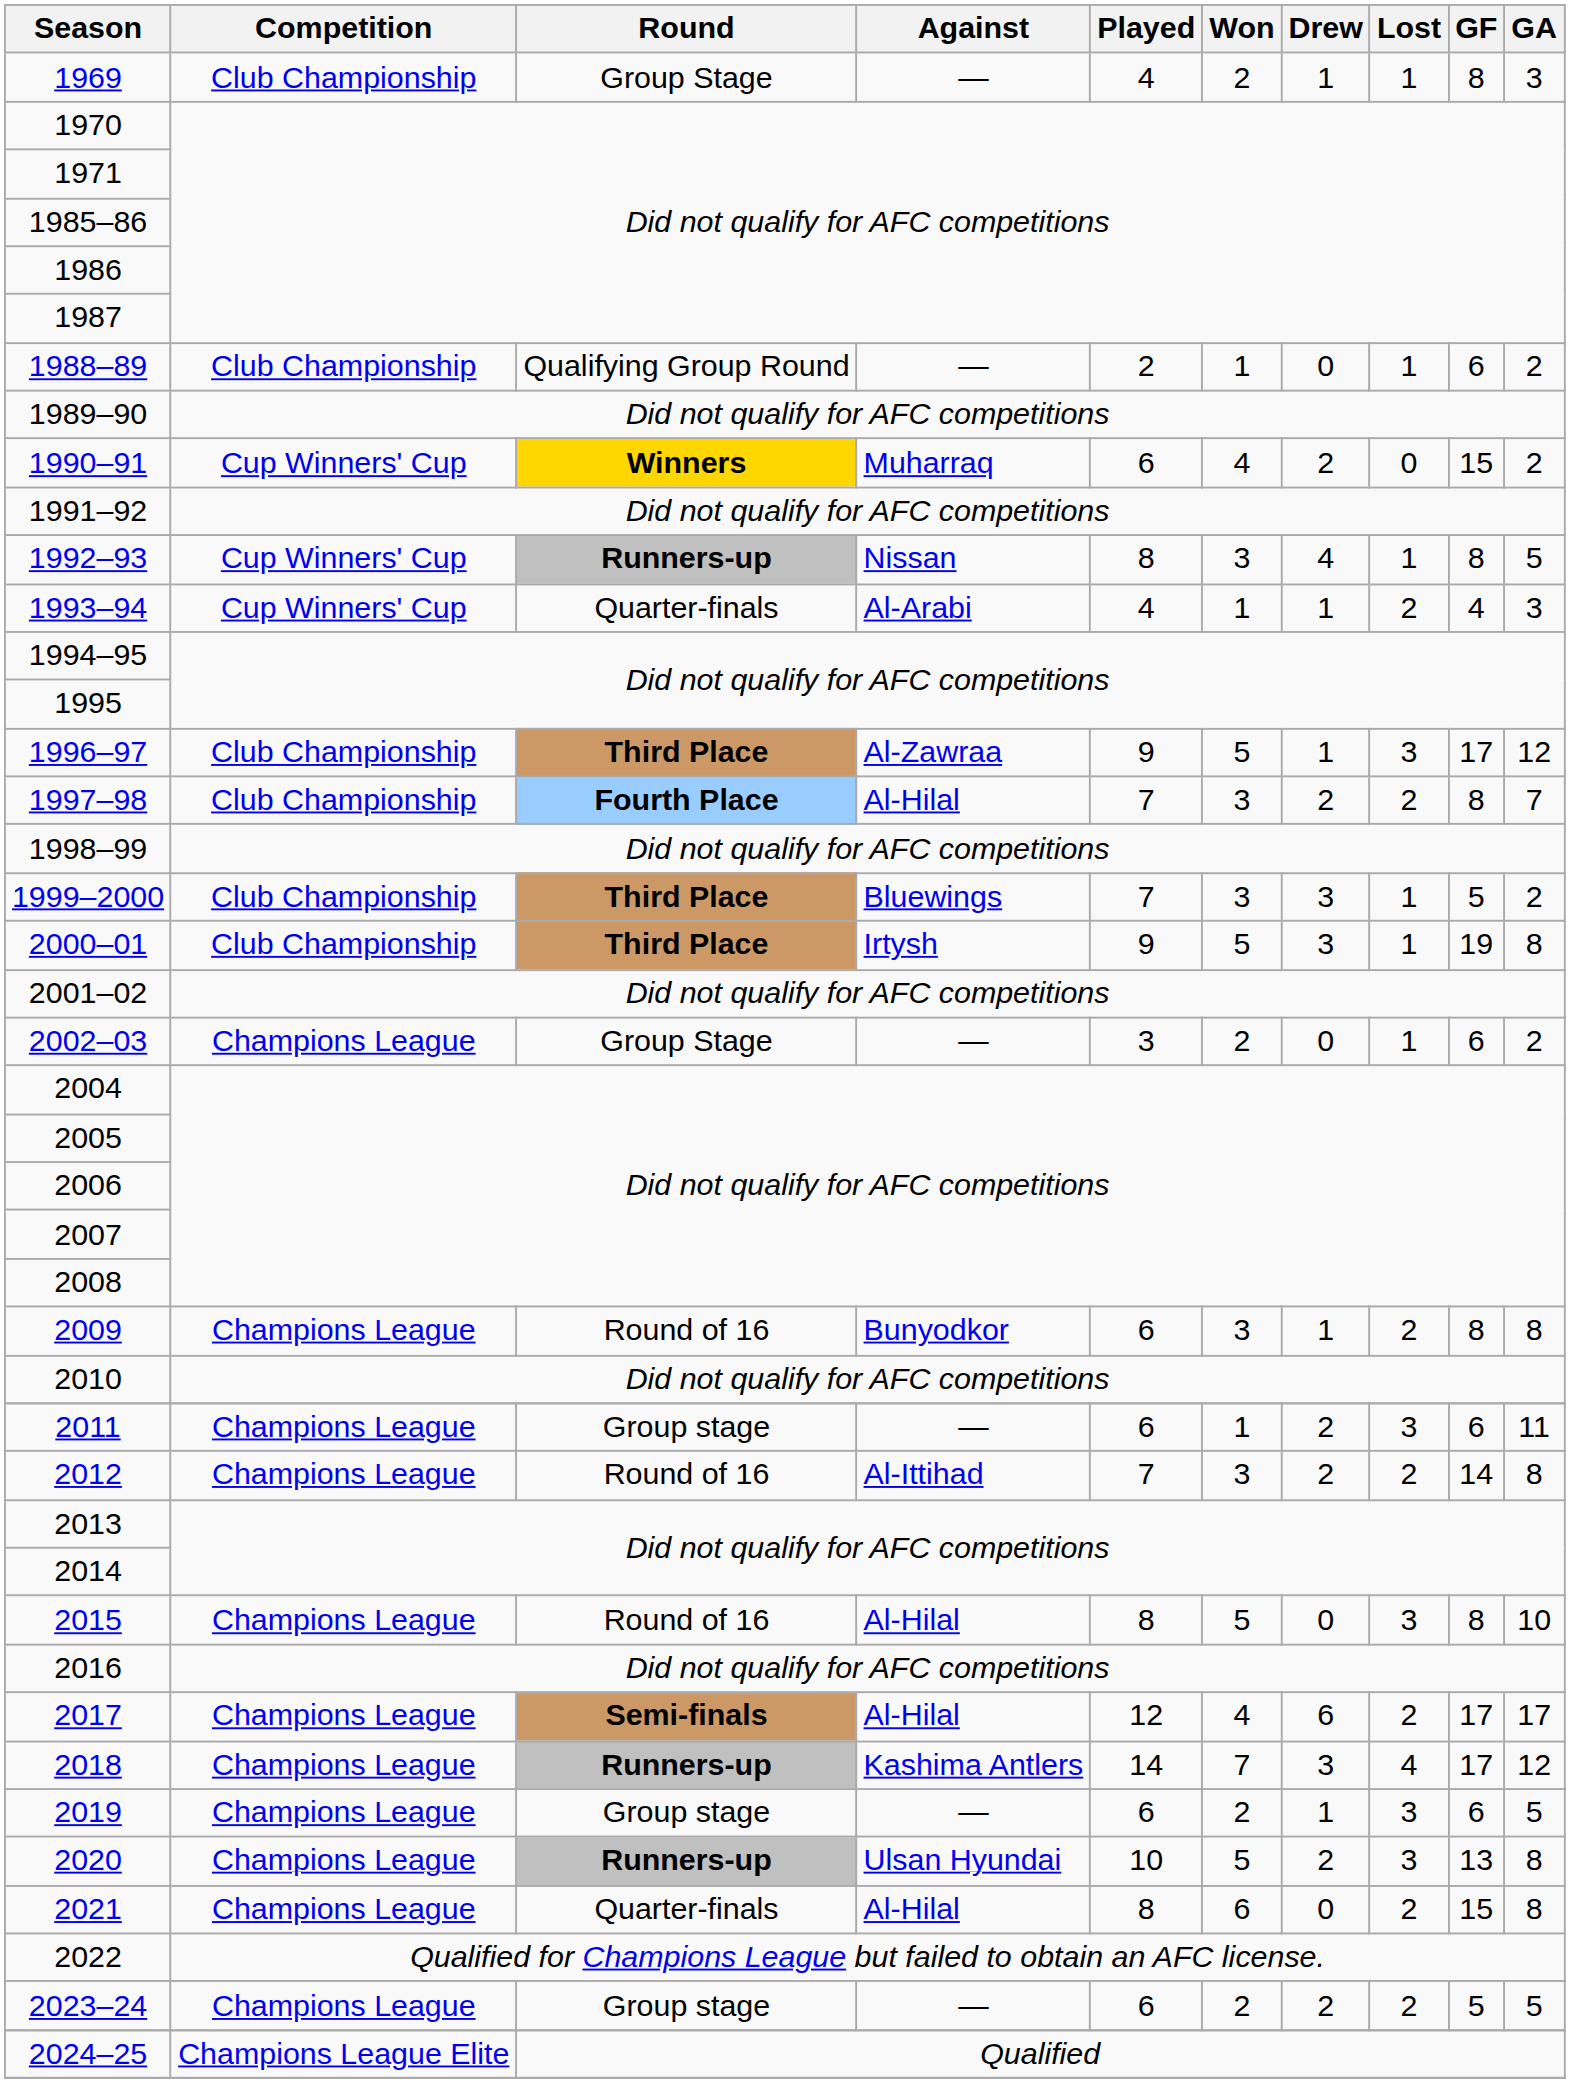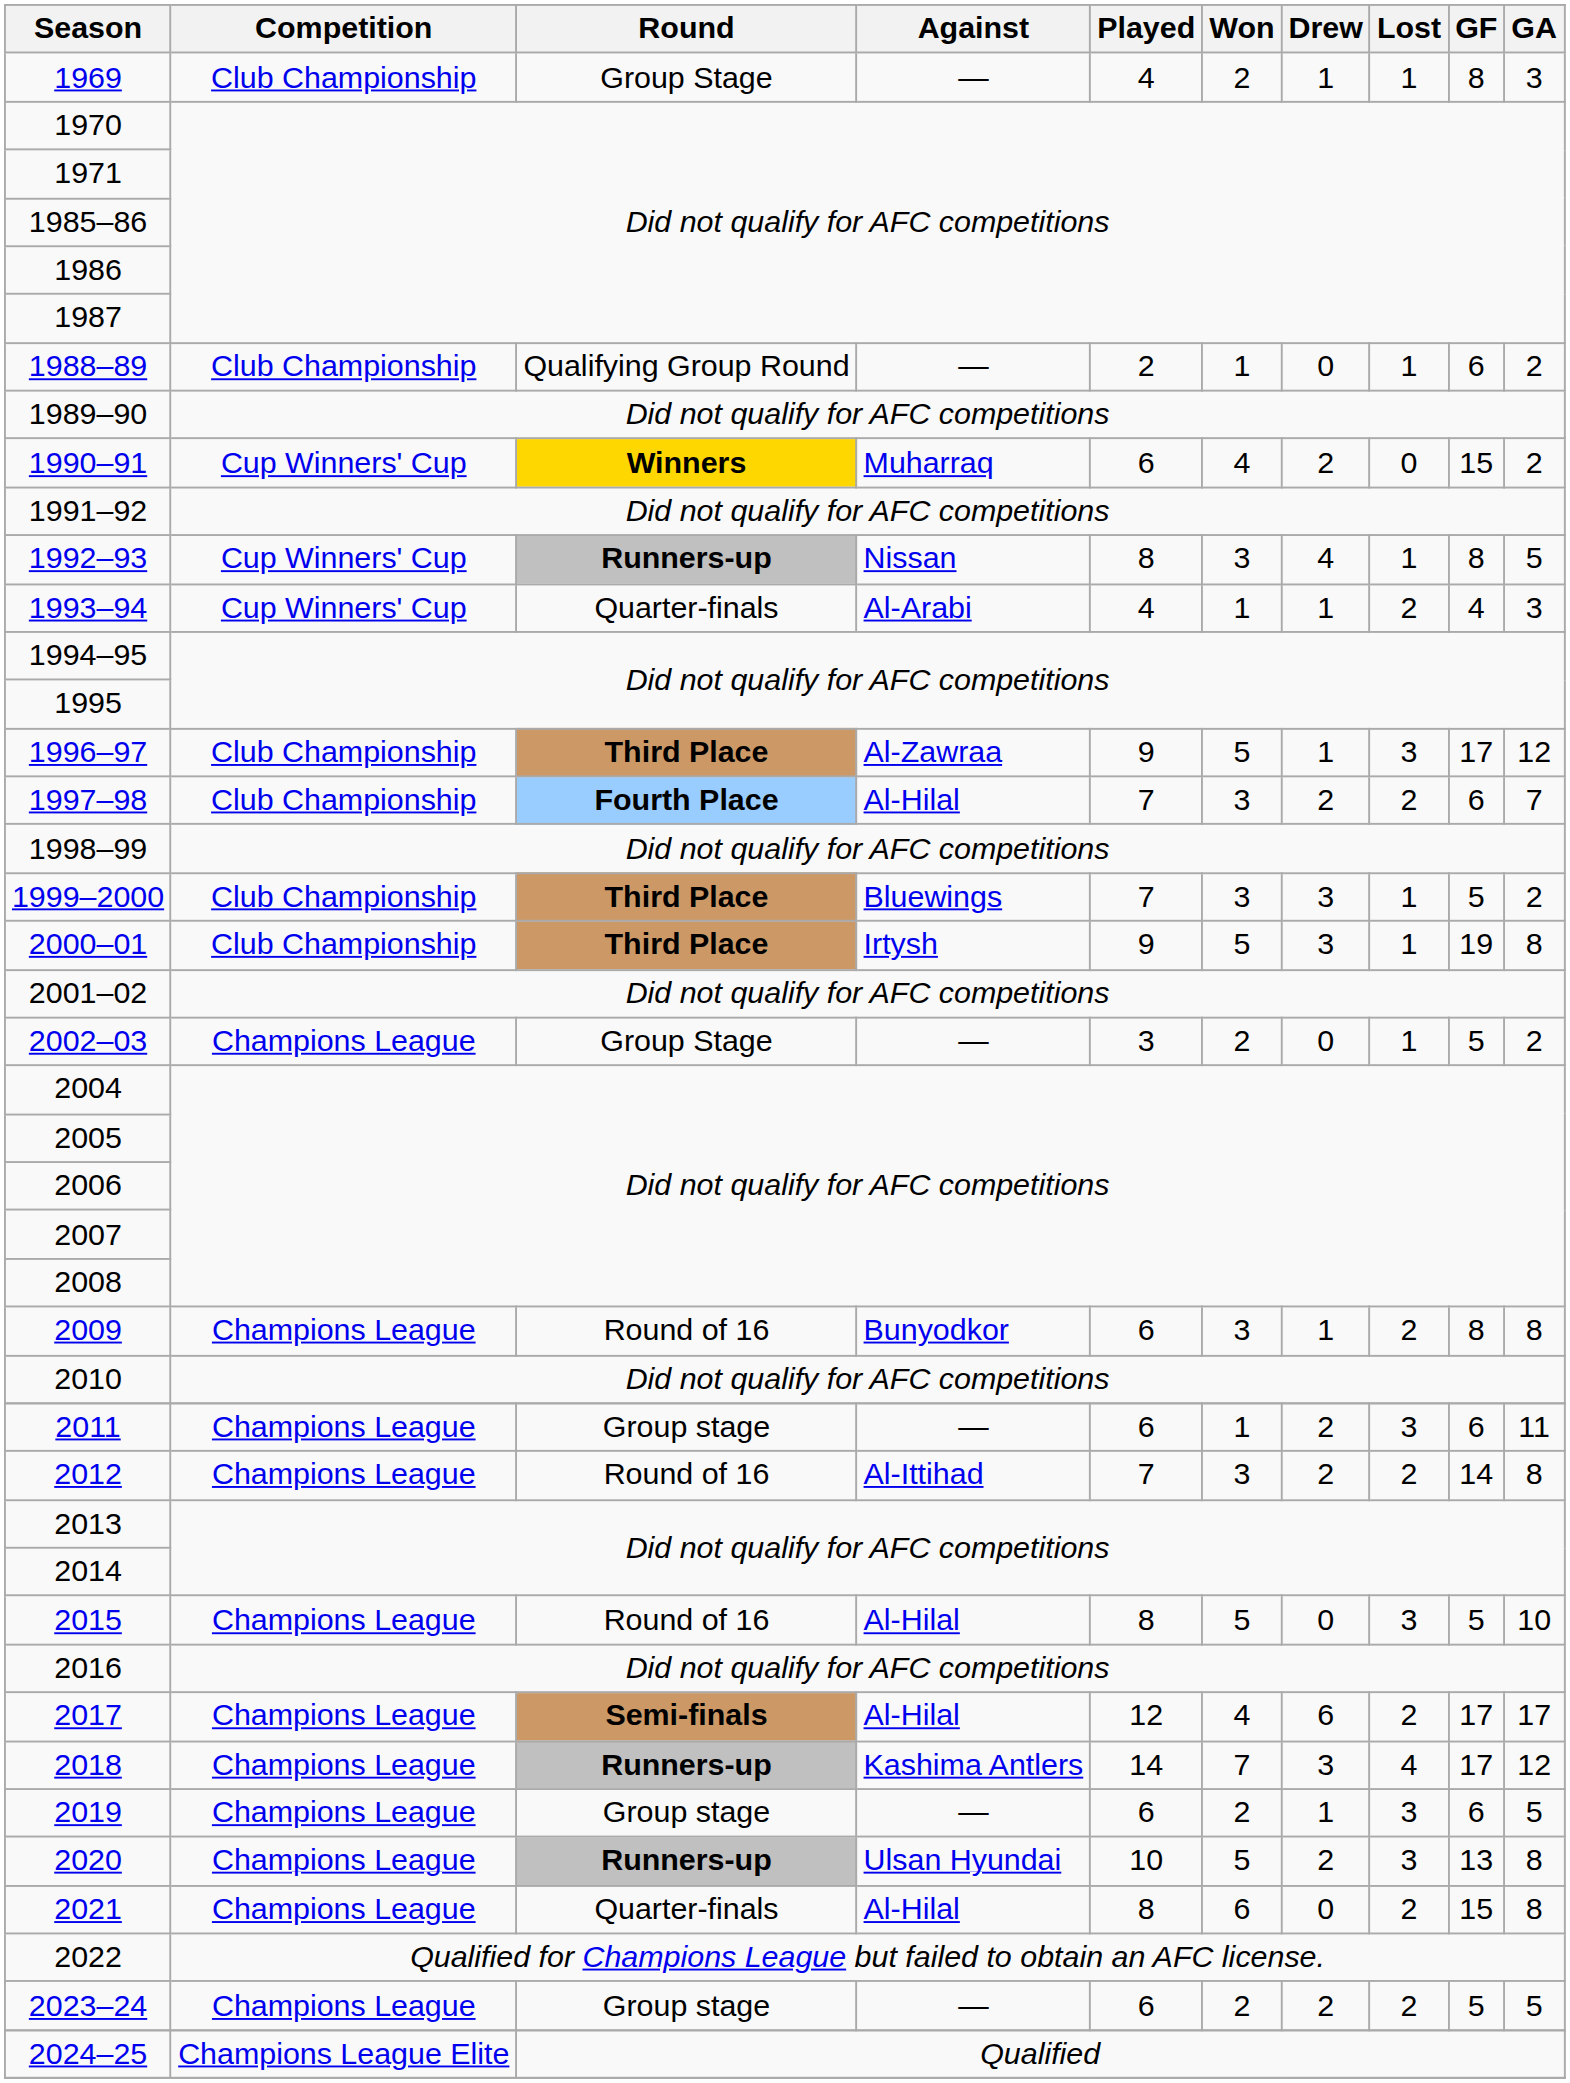(1476, 800) 8 -> (1476, 800) 6
(1476, 1041) 6 -> (1476, 1041) 5
(1476, 1619) 8 -> (1476, 1619) 5
